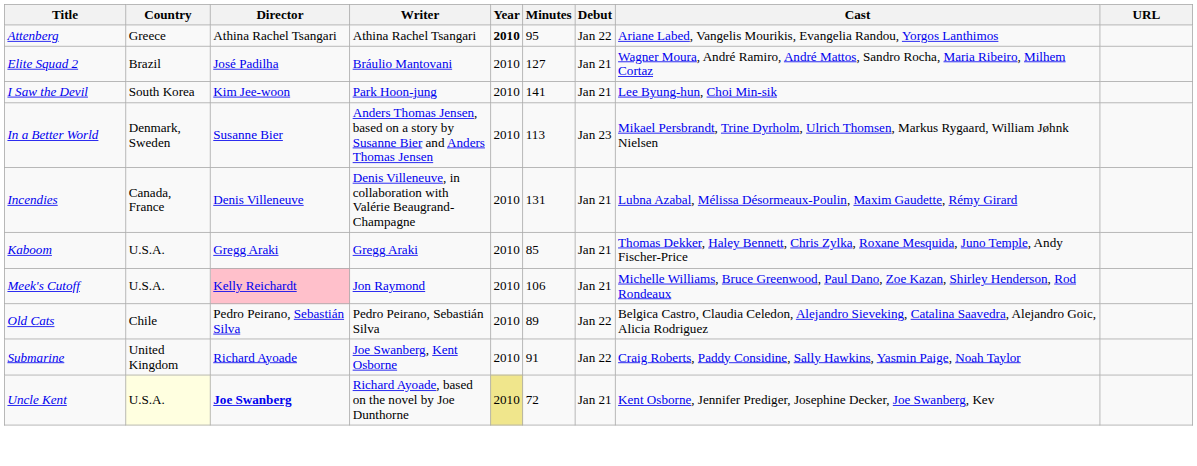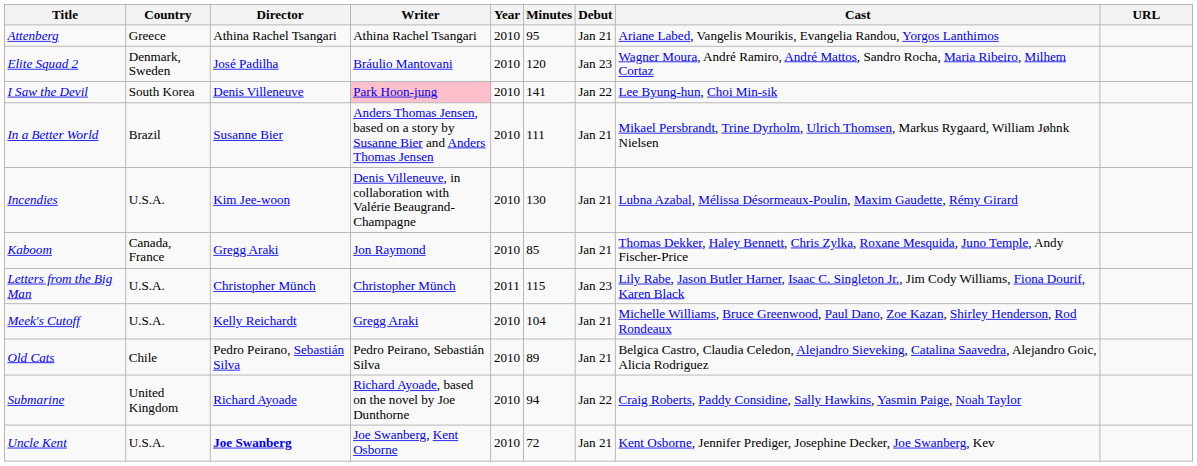(507, 35) bold -> (507, 35) normal
(595, 35) Jan 22 -> (595, 35) Jan 21
(145, 63) Brazil -> (155, 63) Denmark, Sweden
(536, 63) 127 -> (536, 63) 120
(595, 63) Jan 21 -> (595, 63) Jan 23
(252, 92) Kim Jee-woon -> (258, 92) Denis Villeneuve
(395, 92) no background -> (395, 92) pink background
(595, 92) Jan 21 -> (595, 92) Jan 22
(155, 135) Denmark, Sweden -> (145, 135) Brazil
(535, 135) 113 -> (536, 135) 111
(595, 135) Jan 23 -> (595, 135) Jan 21
(150, 200) Canada, France -> (147, 200) U.S.A.
(258, 200) Denis Villeneuve -> (252, 200) Kim Jee-woon
(536, 200) 131 -> (536, 200) 130
(147, 250) U.S.A. -> (150, 250) Canada, France
(385, 250) Gregg Araki -> (389, 250) Jon Raymond
+ row: (60, 286)
(255, 286) pink background -> (255, 321) no background
(389, 286) Jon Raymond -> (386, 321) Gregg Araki
(536, 286) 106 -> (536, 321) 104
(595, 321) Jan 22 -> (595, 357) Jan 21
(405, 357) Joe Swanberg, Kent Osborne -> (413, 400) Richard Ayoade, based on the novel by Joe Dunthorne
(532, 357) 91 -> (533, 400) 94
(147, 400) lightyellow background -> (147, 443) no background
(413, 400) Richard Ayoade, based on the novel by Joe Dunthorne -> (406, 443) Joe Swanberg, Kent Osborne
(507, 400) khaki background -> (507, 443) no background
